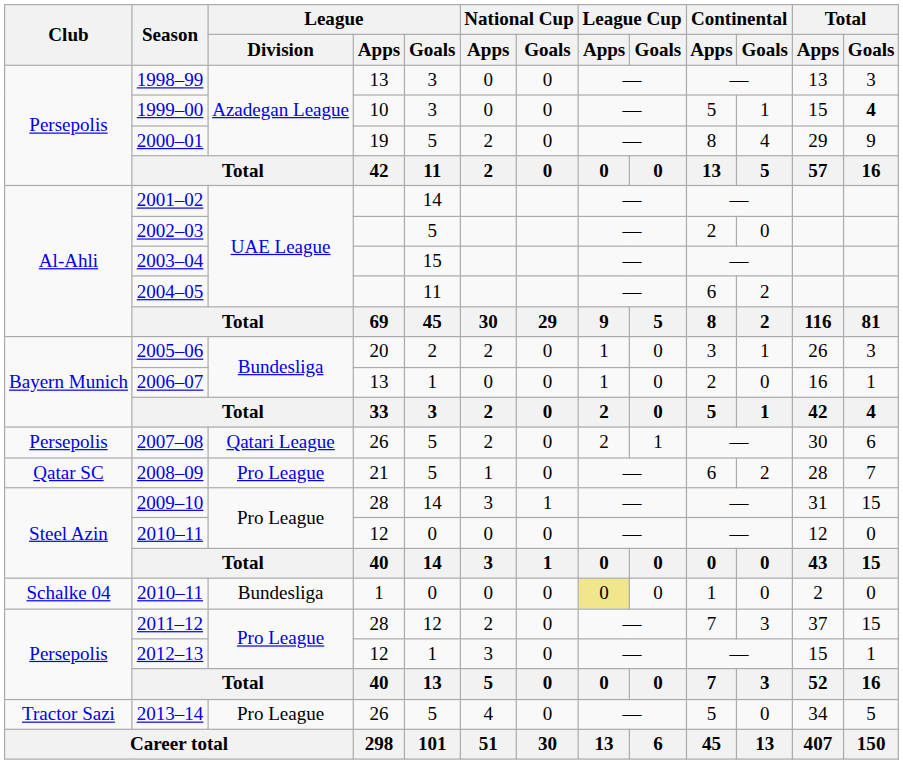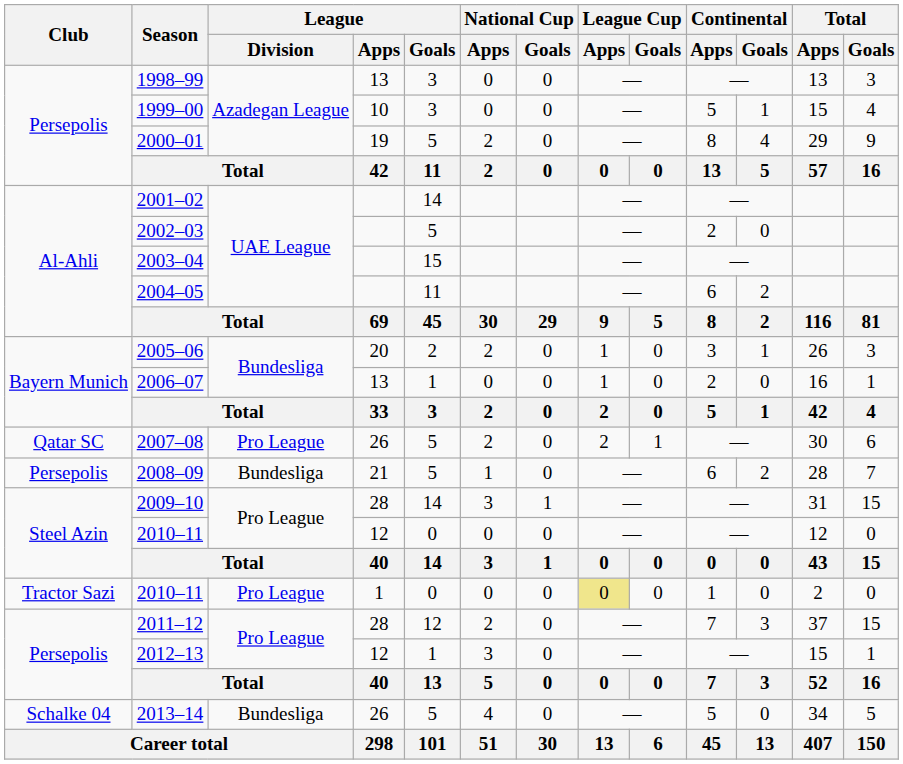(871, 110) bold -> (871, 110) normal
(68, 442) Persepolis -> (68, 442) Qatar SC
(281, 442) Qatari League -> (281, 442) Pro League
(68, 472) Qatar SC -> (68, 472) Persepolis
(281, 472) Pro League -> (281, 472) Bundesliga
(68, 593) Schalke 04 -> (68, 593) Tractor Sazi
(281, 593) Bundesliga -> (281, 593) Pro League
(68, 714) Tractor Sazi -> (68, 714) Schalke 04
(281, 714) Pro League -> (281, 714) Bundesliga
